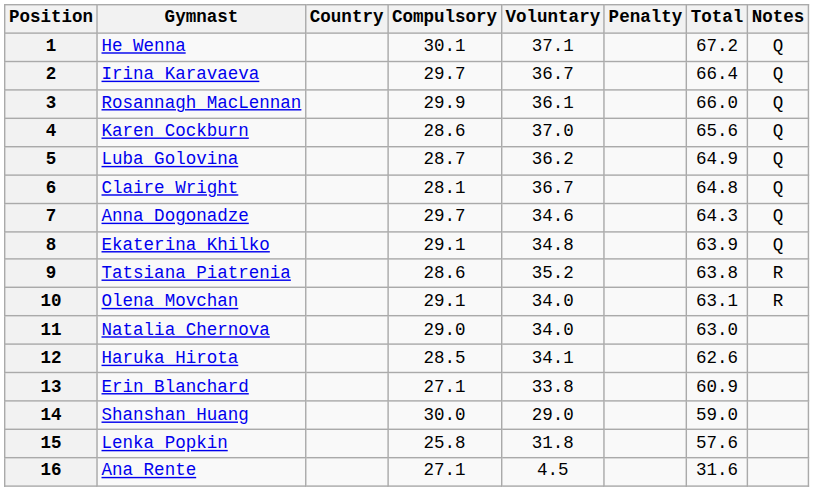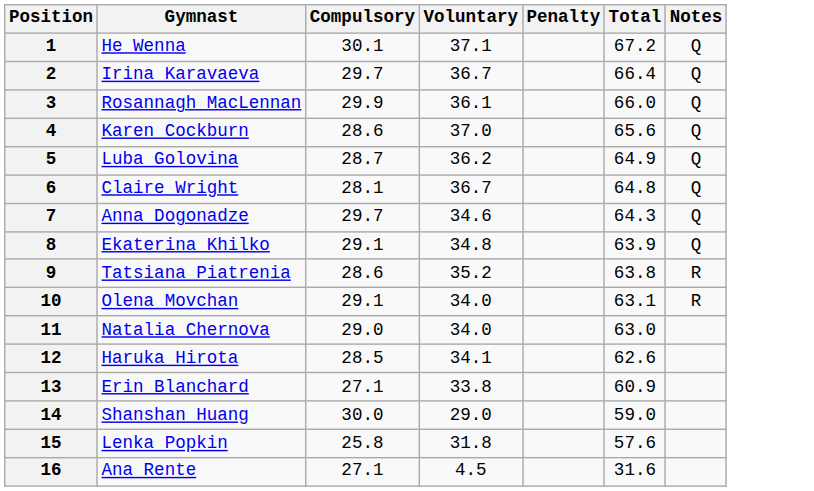- column: (347, 19)
